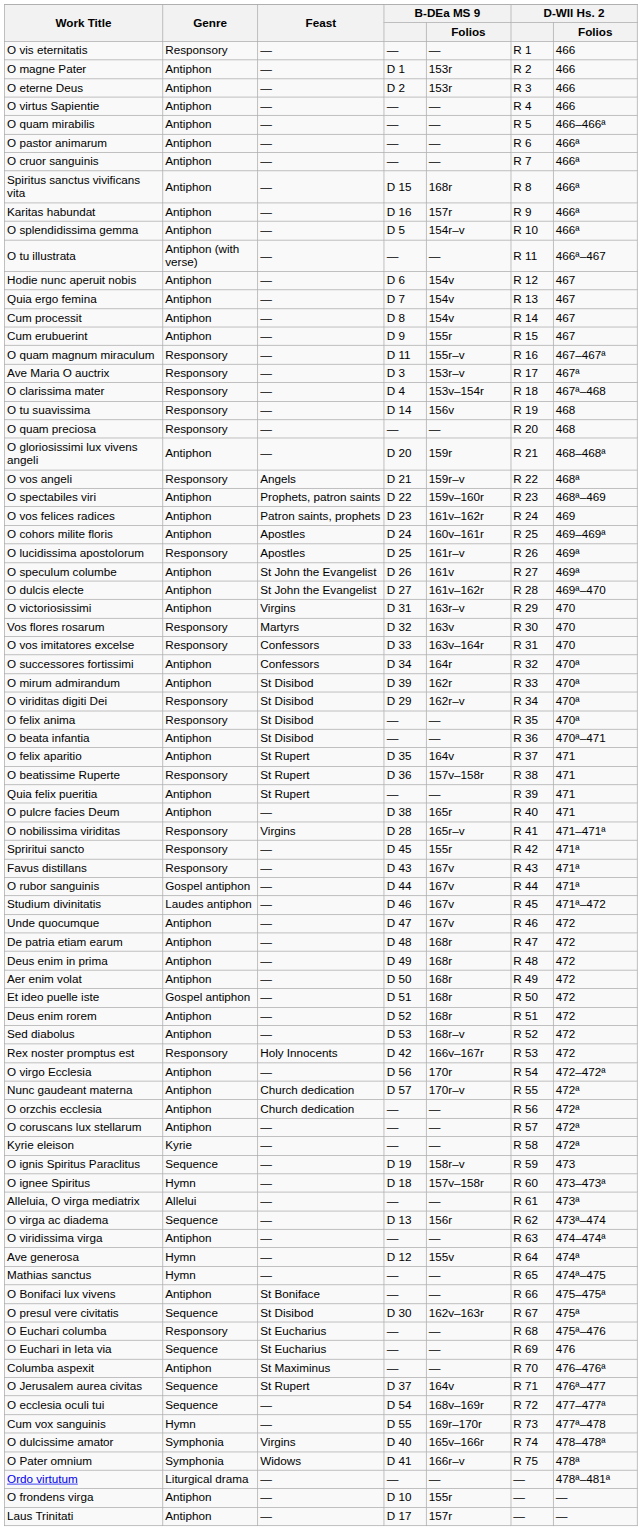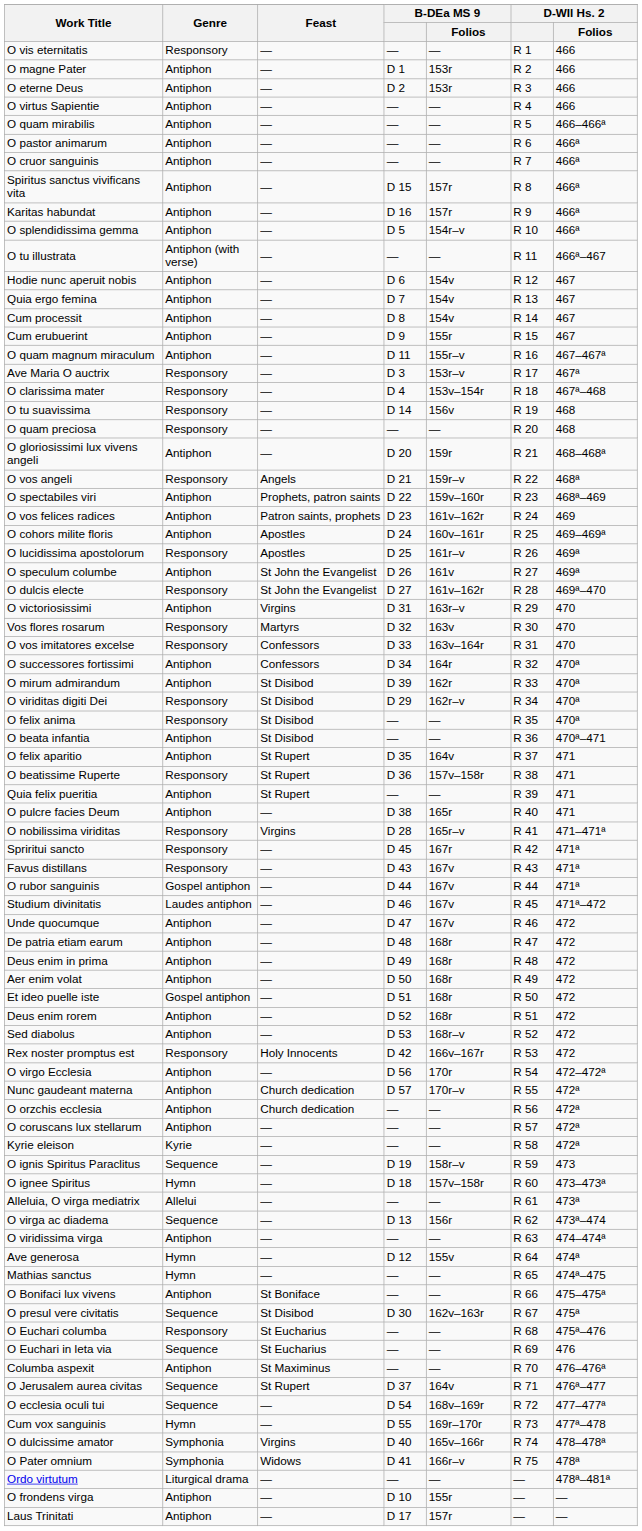(440, 187) 168r -> (440, 187) 157r
(196, 354) Responsory -> (188, 354) Antiphon
(188, 590) Antiphon -> (196, 590) Responsory
(440, 849) 155r -> (440, 849) 167r
